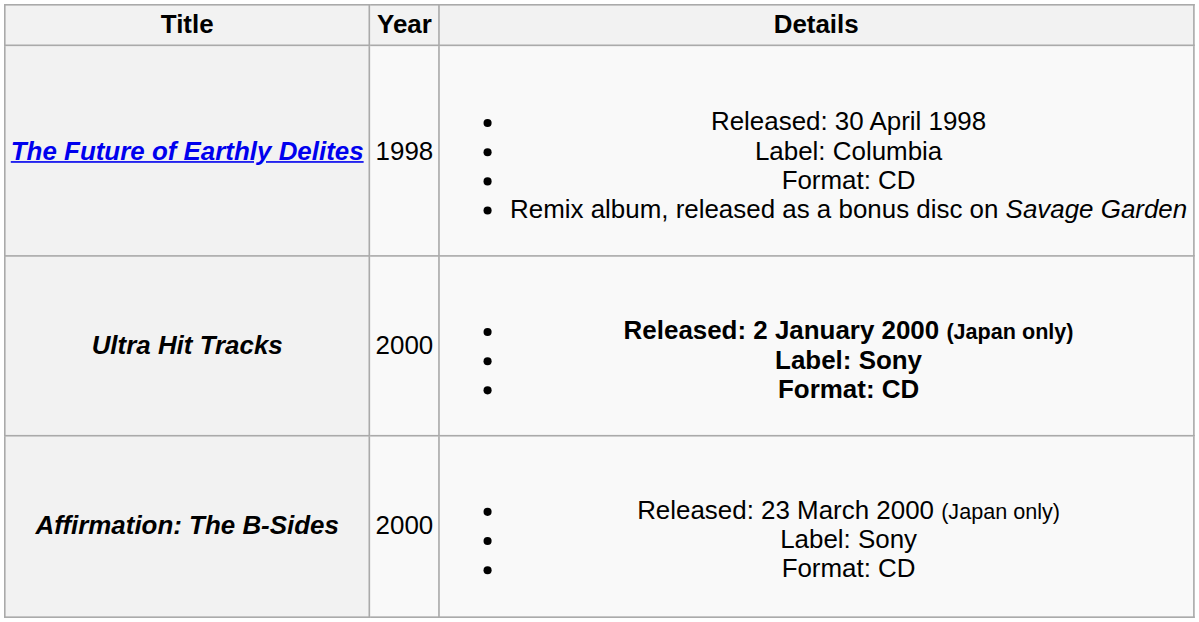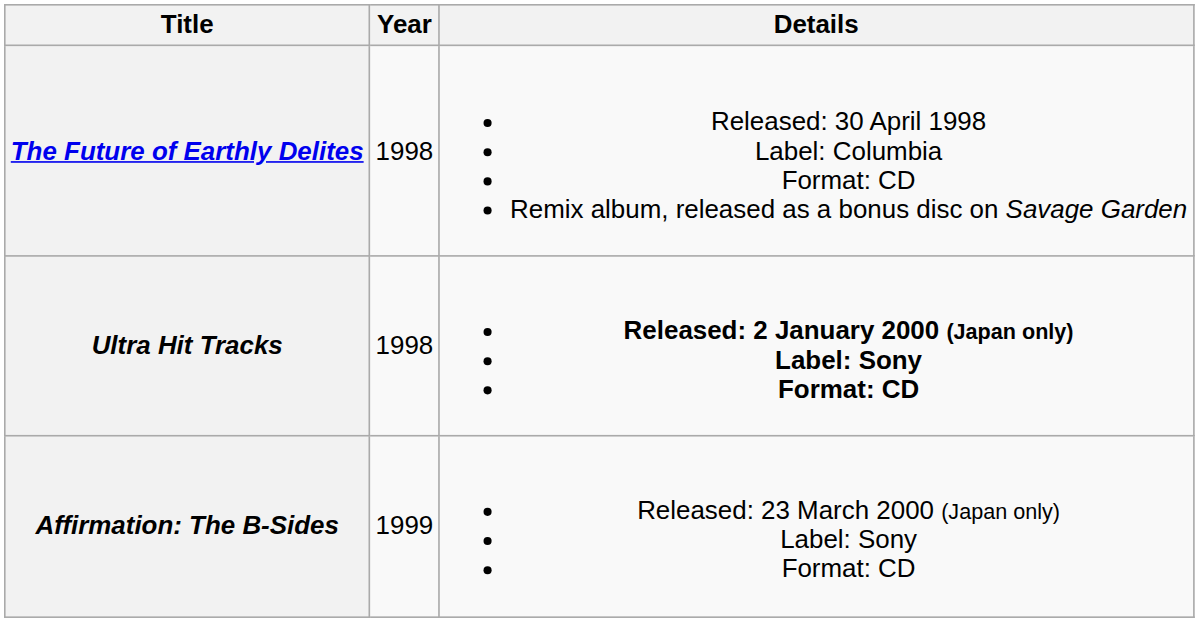(404, 345) 2000 -> (404, 345) 1998
(404, 525) 2000 -> (404, 525) 1999
